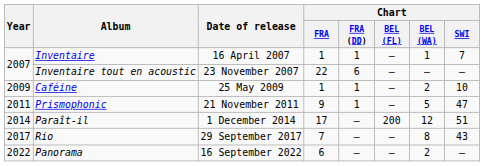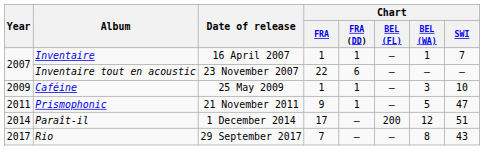(427, 88) 2 -> (427, 88) 3
- row: (59, 153)
